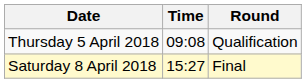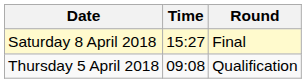rows swapped: (84, 41) <-> (82, 66)
